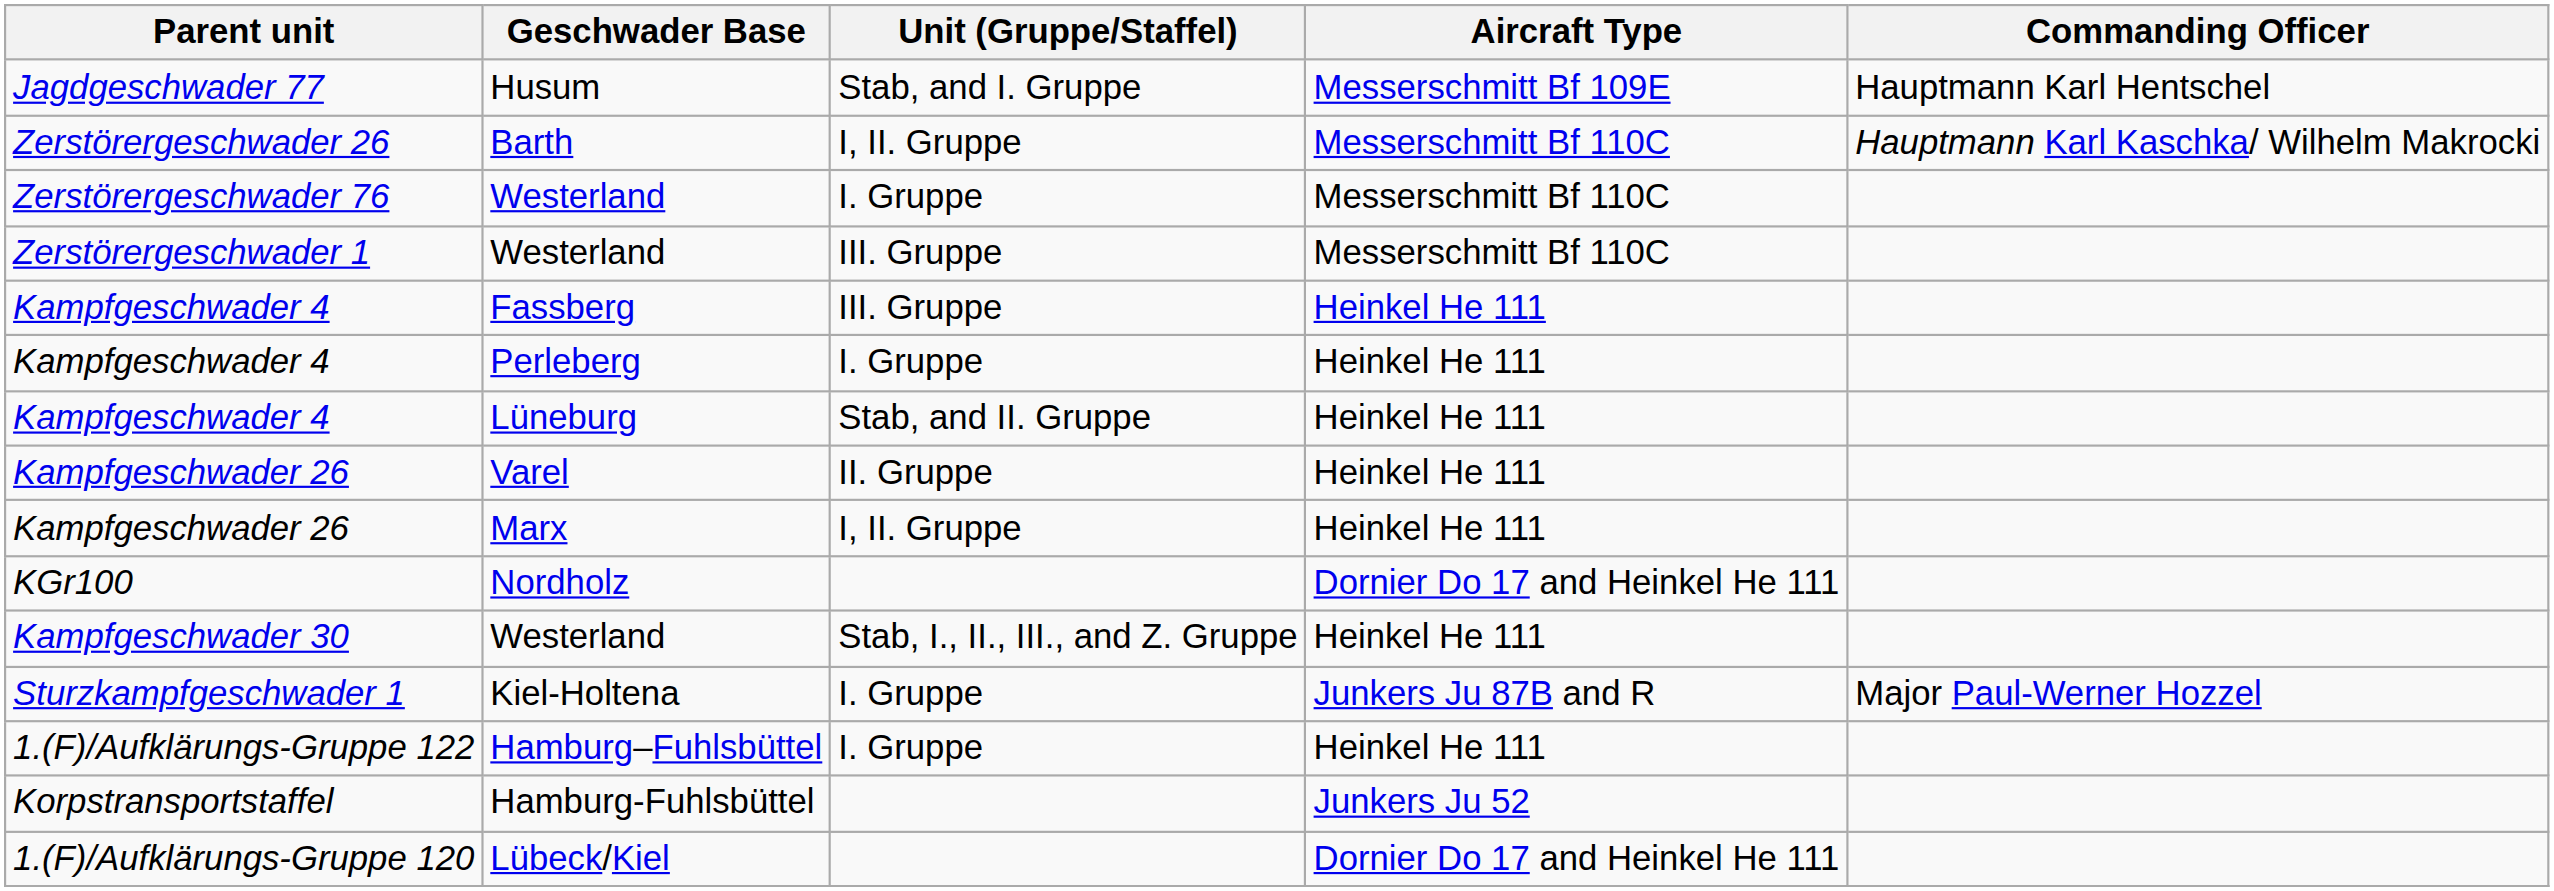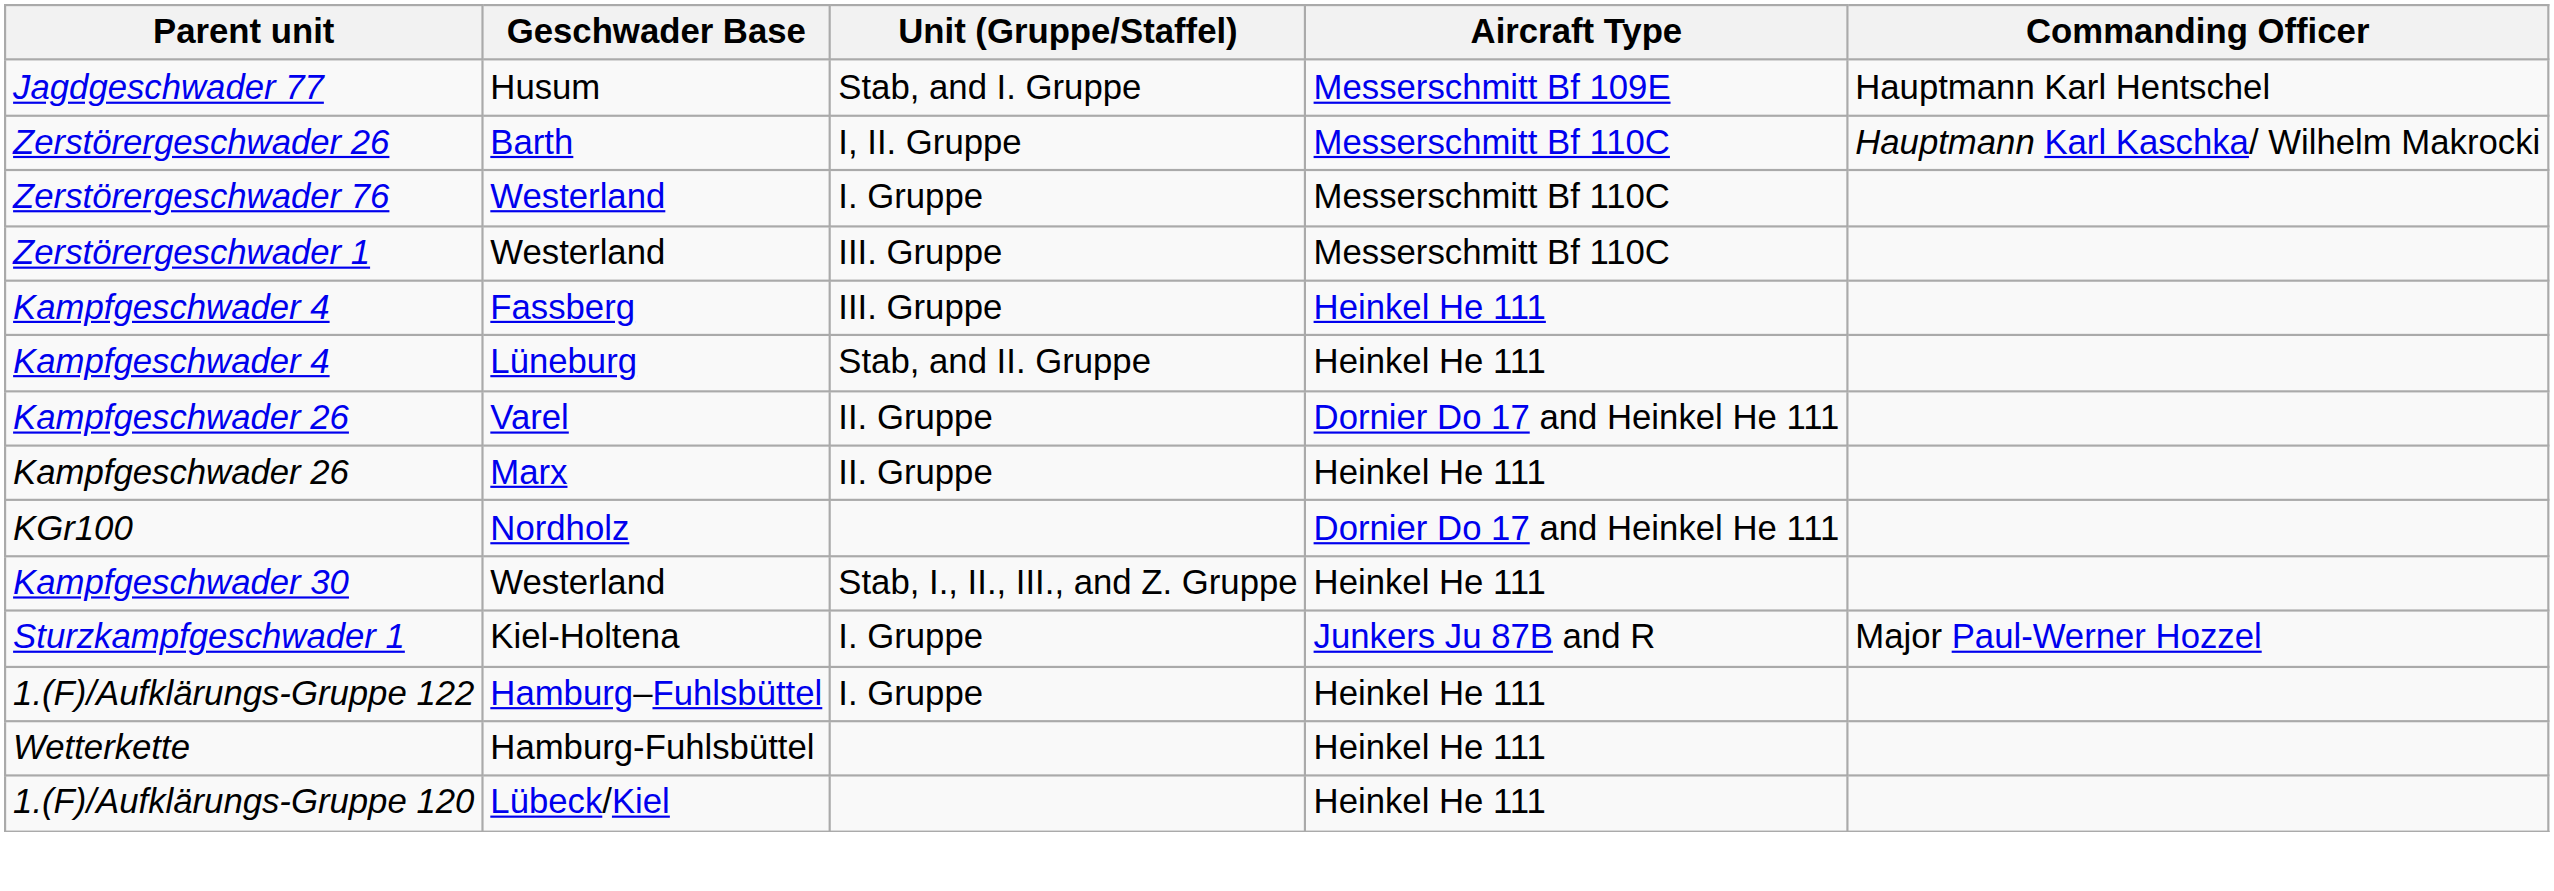- row: (171, 362)
(1430, 472) Heinkel He 111 -> (1576, 417) Dornier Do 17 and Heinkel He 111
(930, 527) I, II. Gruppe -> (916, 472) II. Gruppe
+ row: (102, 747)
- row: (173, 802)
(1576, 857) Dornier Do 17 and Heinkel He 111 -> (1430, 802) Heinkel He 111
